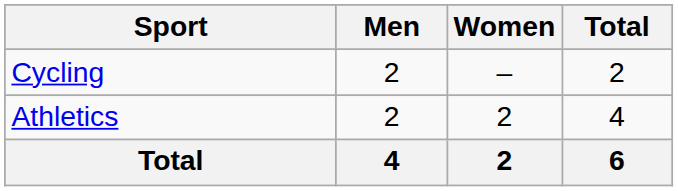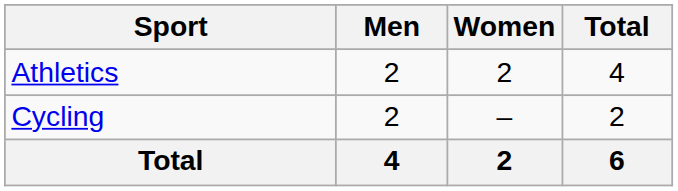rows swapped: (65, 116) <-> (58, 71)
